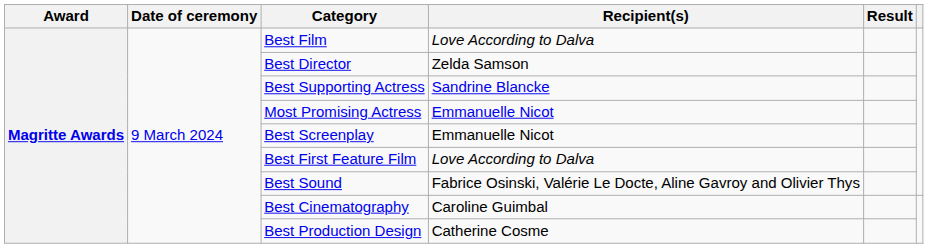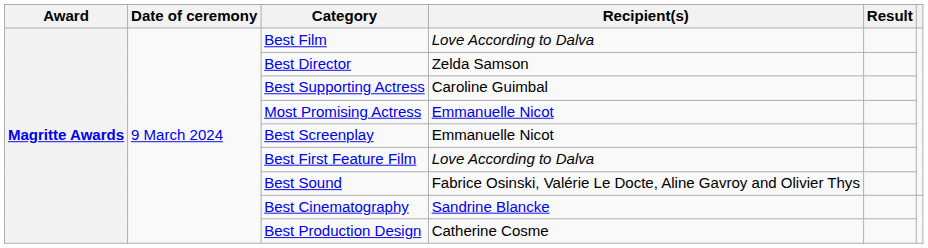(491, 87) Sandrine Blancke -> (490, 87) Caroline Guimbal
(490, 207) Caroline Guimbal -> (491, 207) Sandrine Blancke
